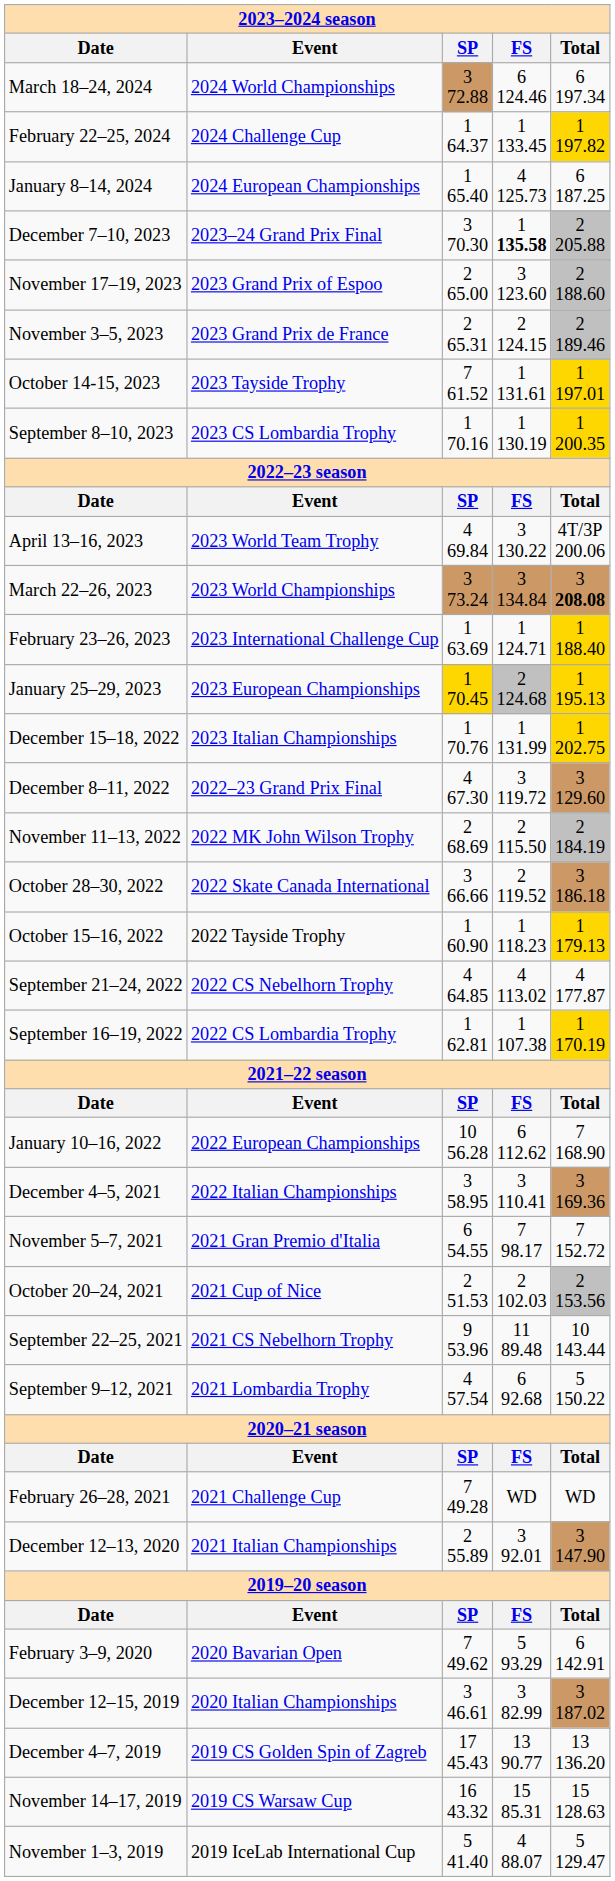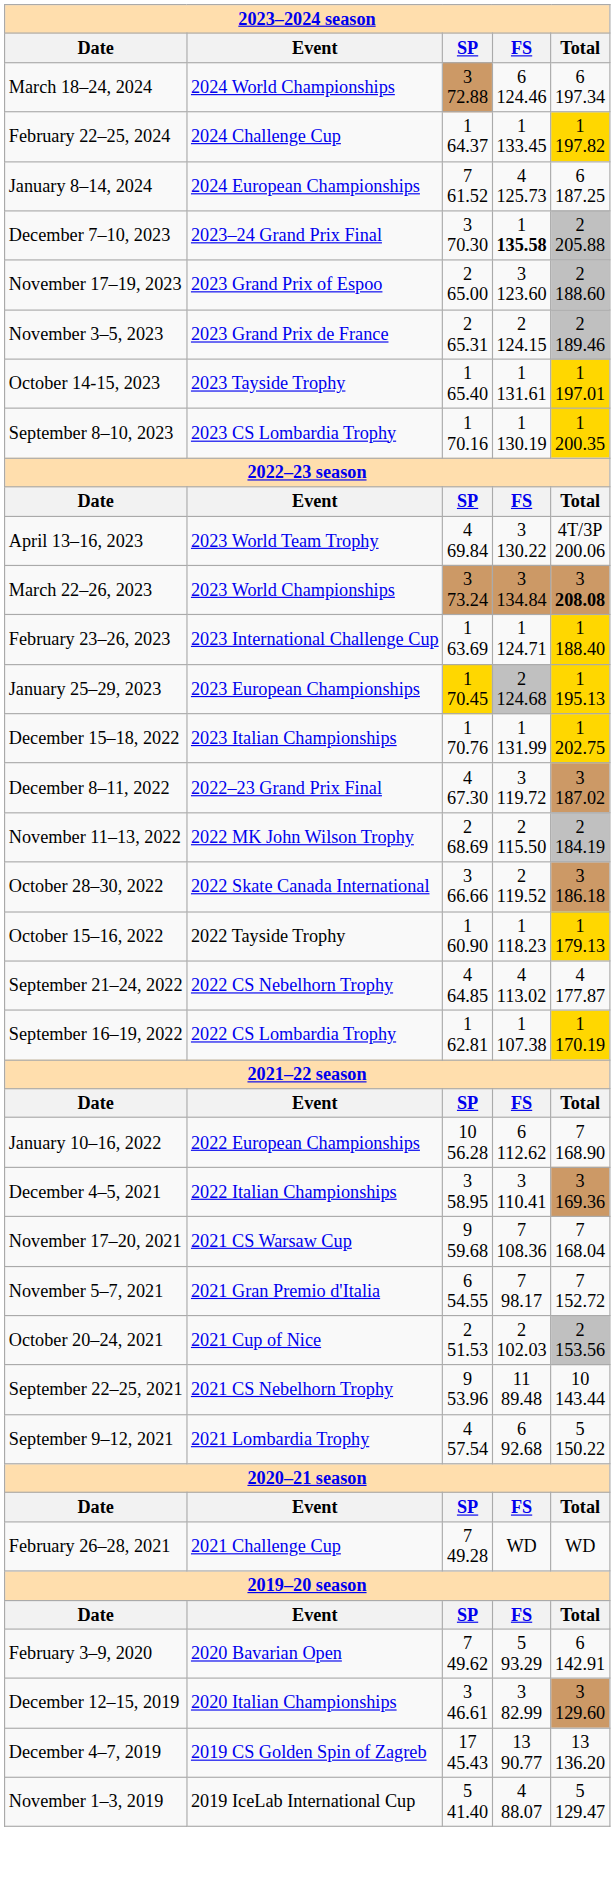(468, 185) 1 65.40 -> (468, 185) 7 61.52
(468, 383) 7 61.52 -> (468, 383) 1 65.40
(580, 787) 3 129.60 -> (580, 787) 3 187.02
+ row: (95, 1241)
- row: (94, 1546)
(580, 1703) 3 187.02 -> (580, 1703) 3 129.60
- row: (95, 1801)
